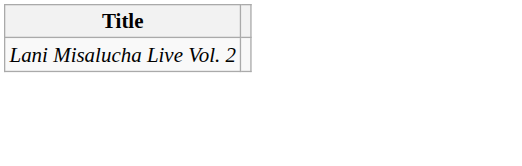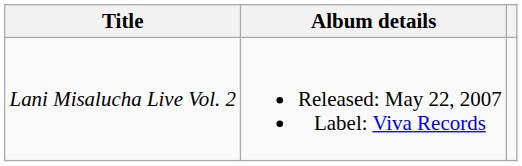+ column: (374, 21)
